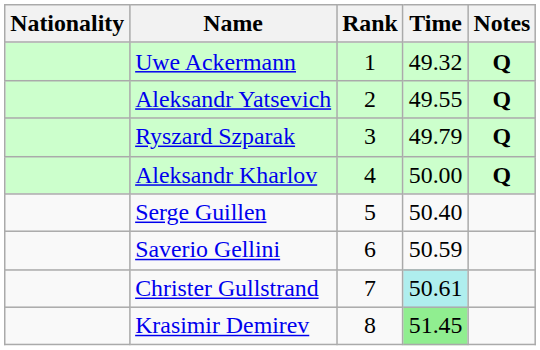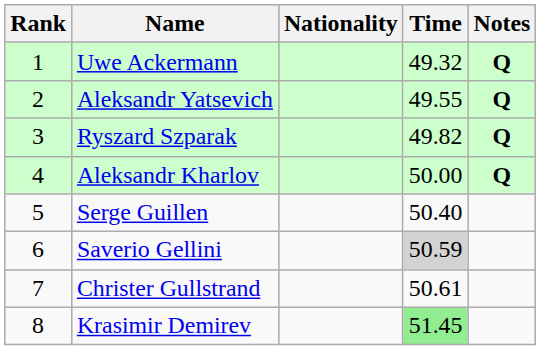columns swapped: (370, 23) <-> (67, 23)
(436, 136) 49.79 -> (436, 136) 49.82
(436, 250) no background -> (436, 250) lightgrey background
(436, 288) paleturquoise background -> (436, 288) no background
